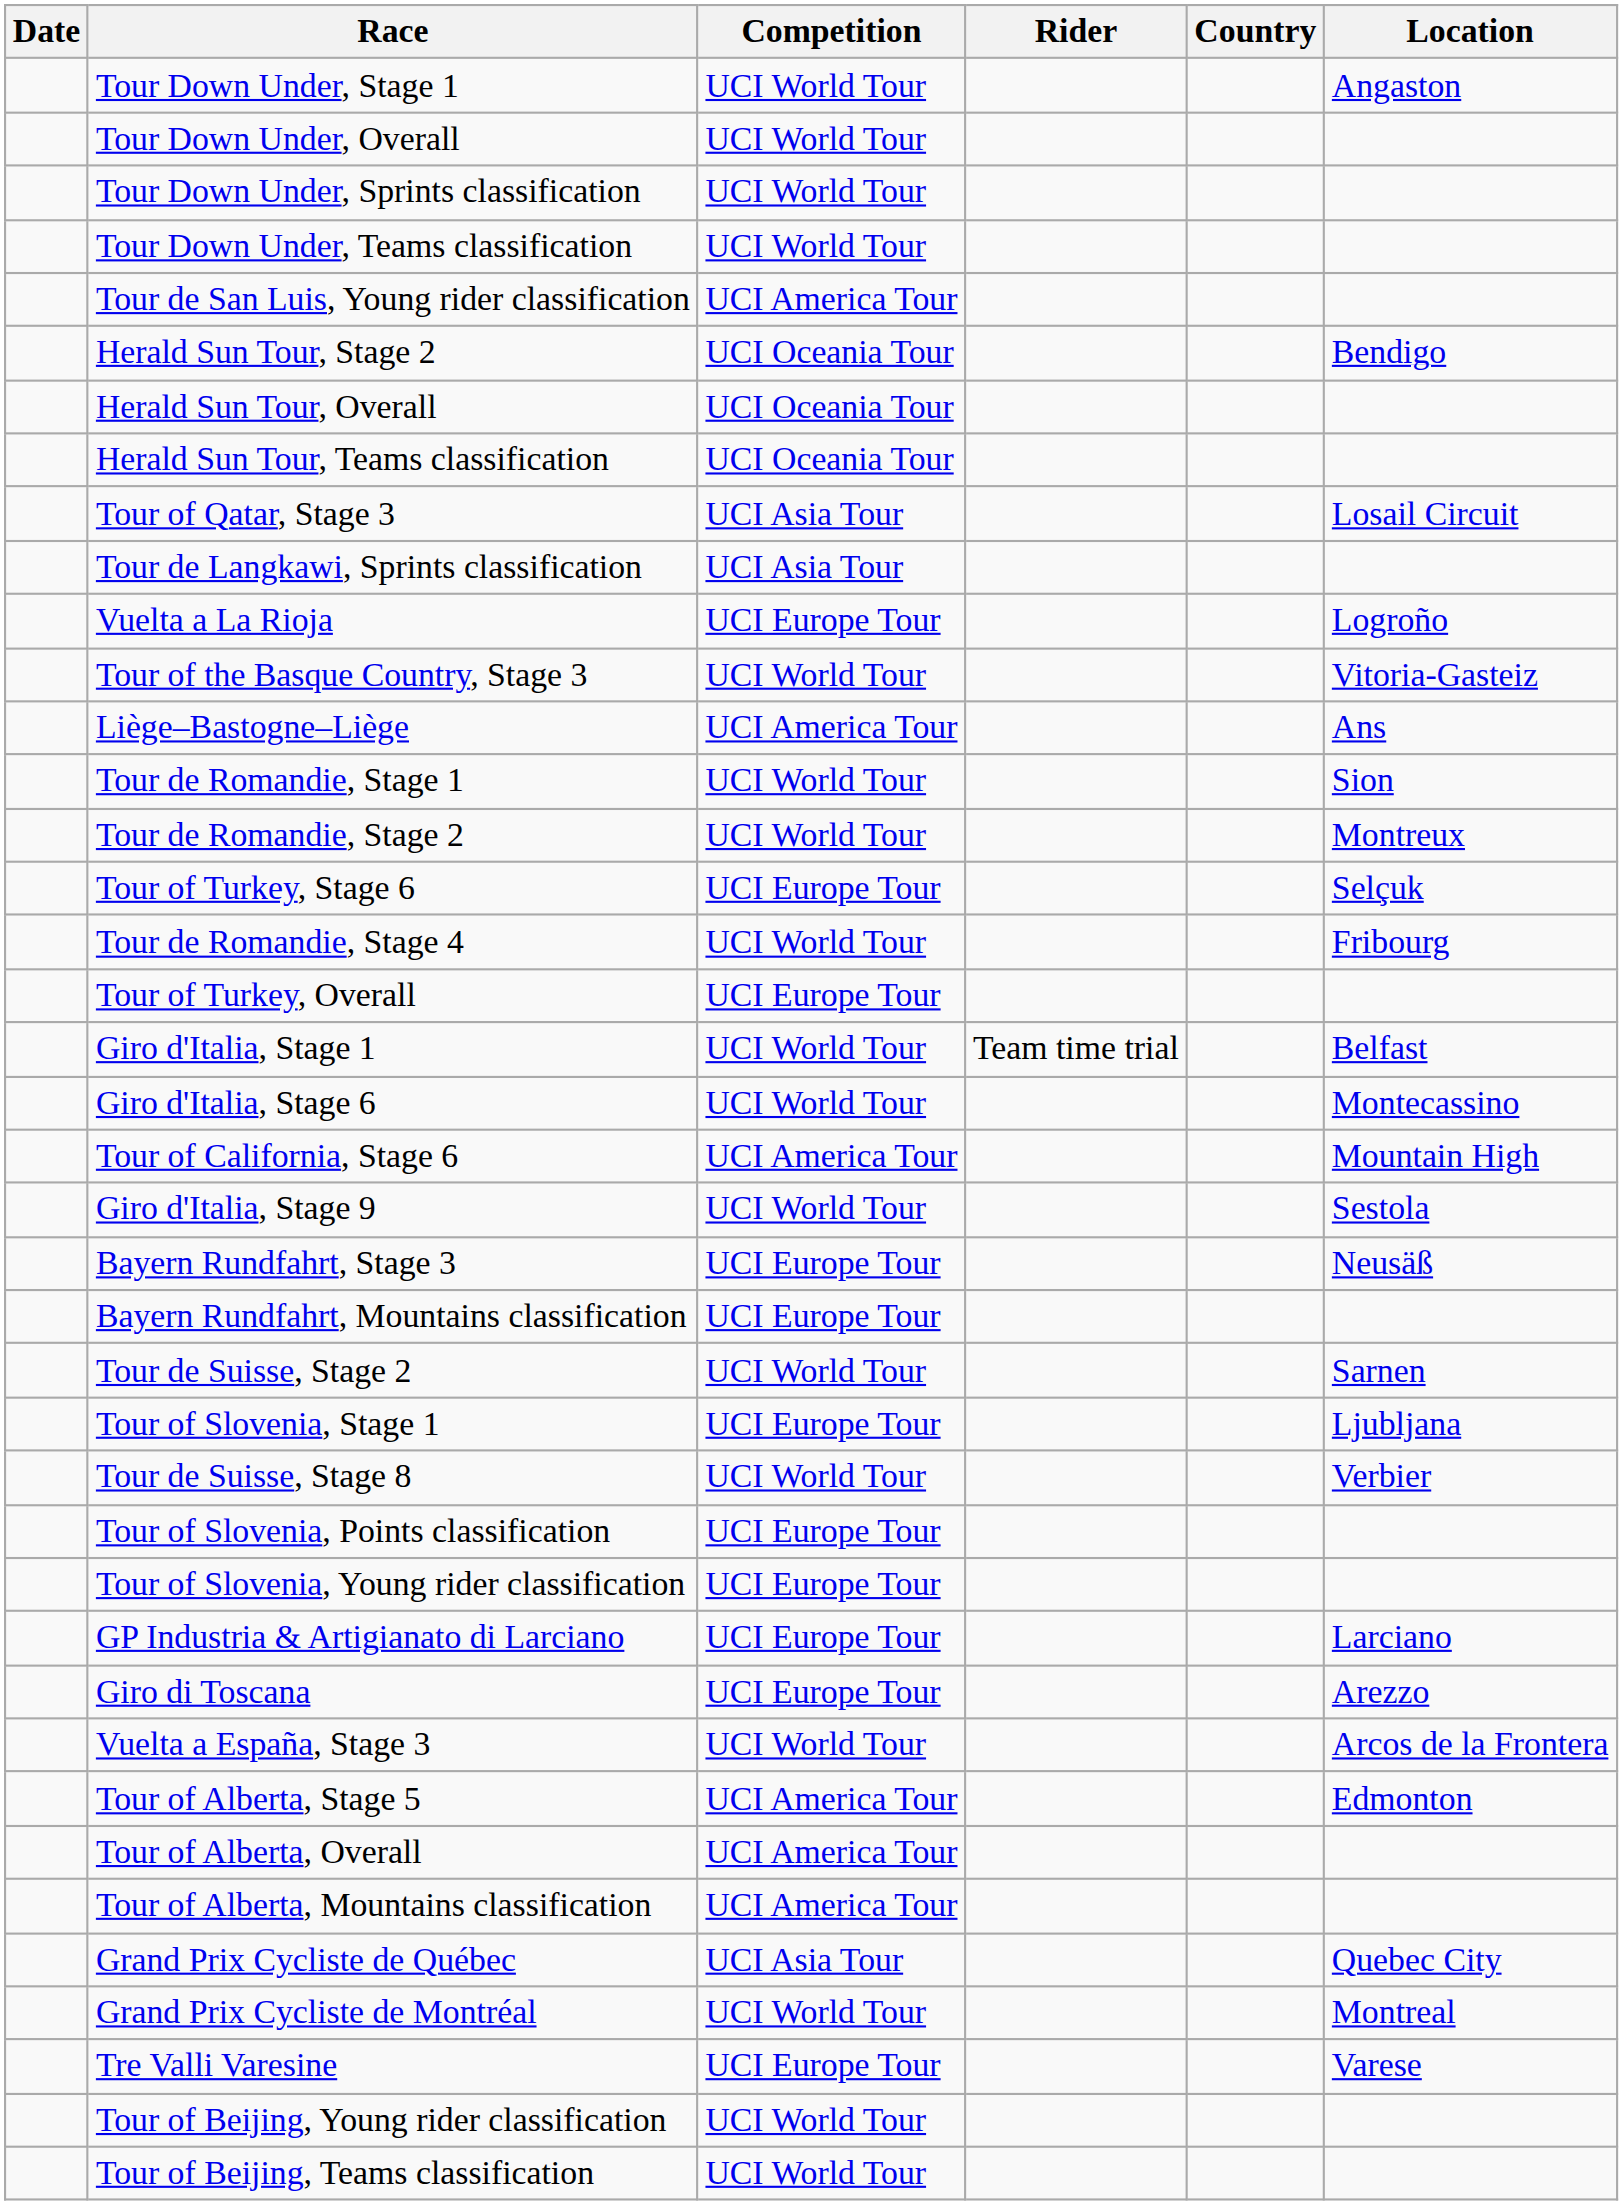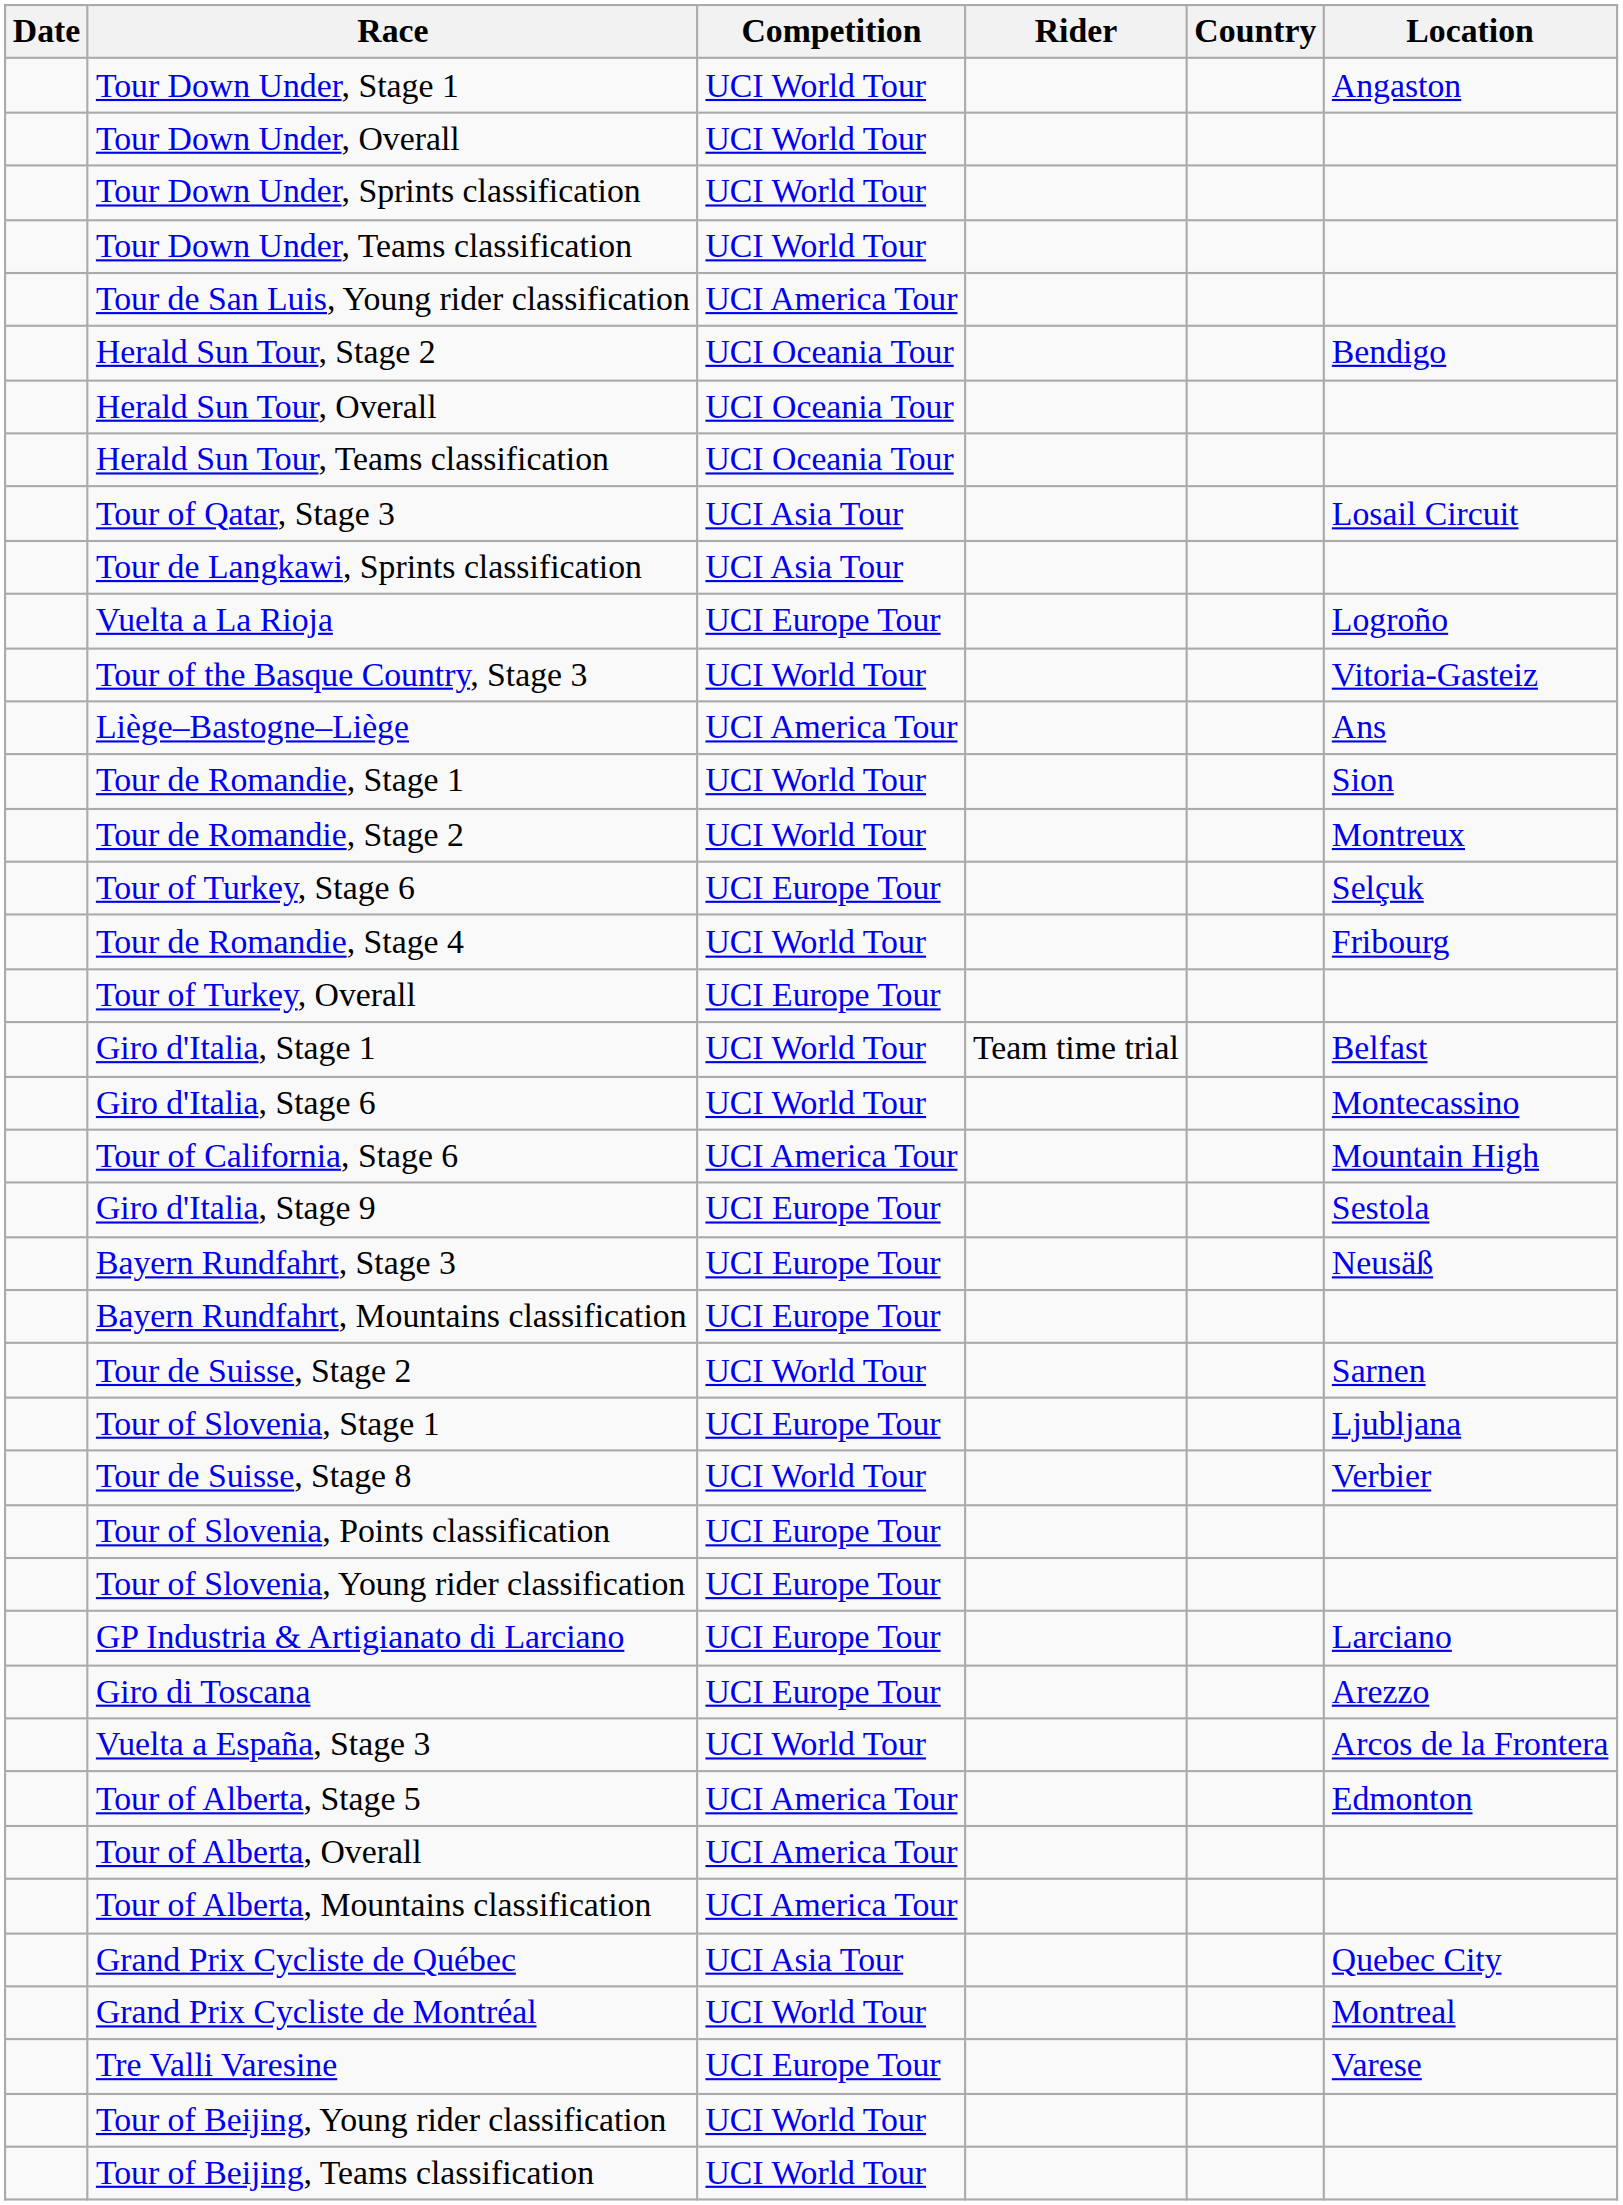(816, 1209) UCI World Tour -> (823, 1209) UCI Europe Tour
